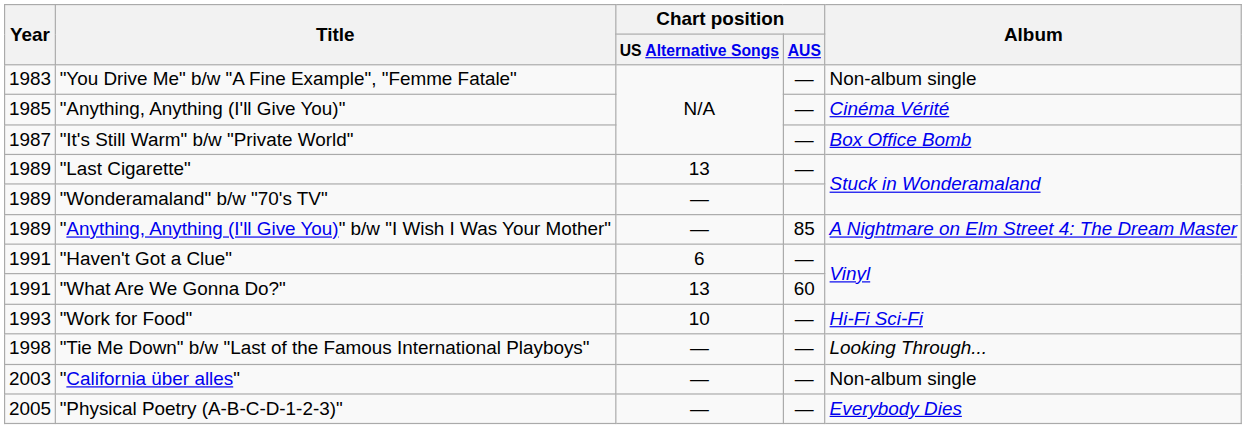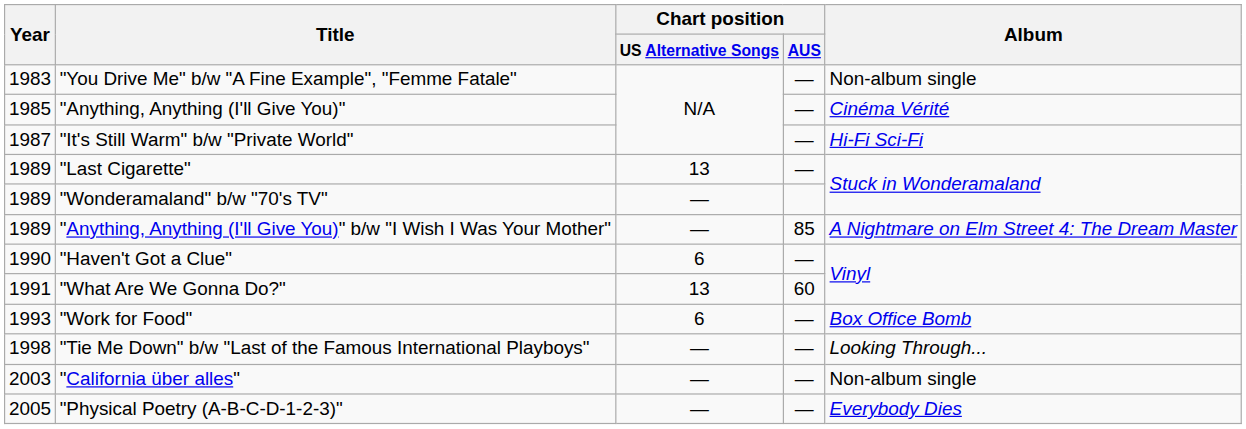(900, 139) Box Office Bomb -> (876, 139) Hi-Fi Sci-Fi
(30, 259) 1991 -> (30, 259) 1990
(699, 318) 10 -> (699, 318) 6
(876, 318) Hi-Fi Sci-Fi -> (900, 318) Box Office Bomb
